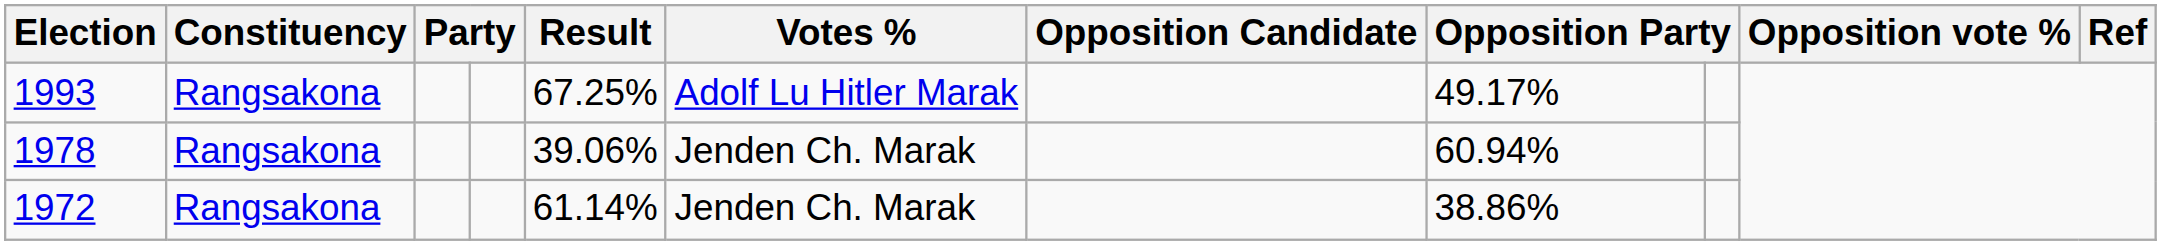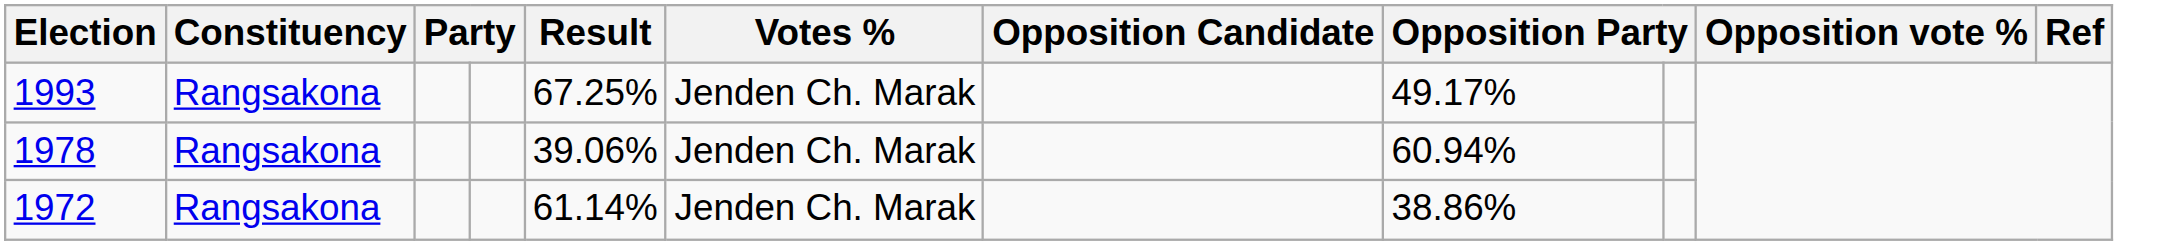(846, 92) Adolf Lu Hitler Marak -> (825, 92) Jenden Ch. Marak
